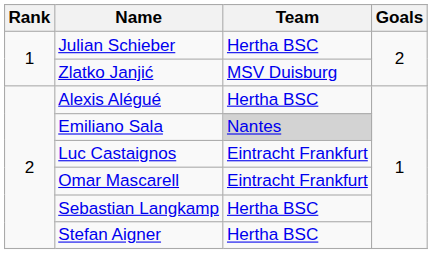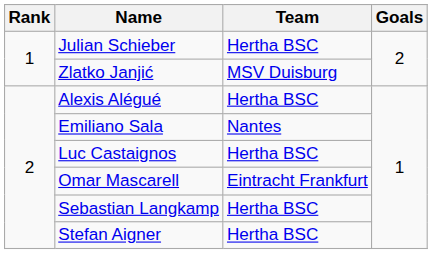(254, 126) lightgrey background -> (254, 126) no background
(297, 153) Eintracht Frankfurt -> (273, 153) Hertha BSC
